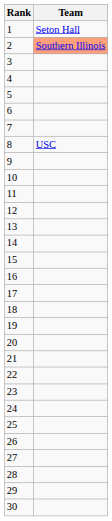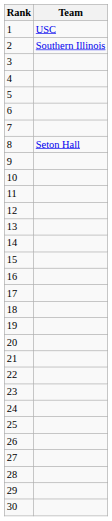(58, 29) Seton Hall -> (46, 29) USC
(71, 45) lightsalmon background -> (71, 45) no background
(46, 144) USC -> (58, 144) Seton Hall
